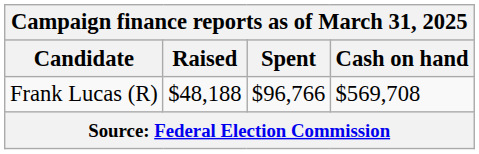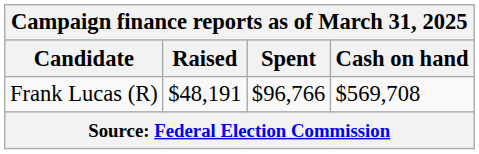(205, 93) $48,188 -> (205, 93) $48,191
